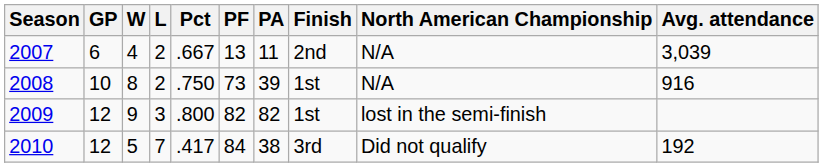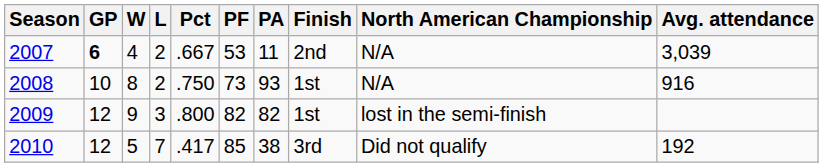(94, 51) normal -> (94, 51) bold
(235, 51) 13 -> (235, 51) 53
(269, 83) 39 -> (269, 83) 93
(235, 146) 84 -> (235, 146) 85
